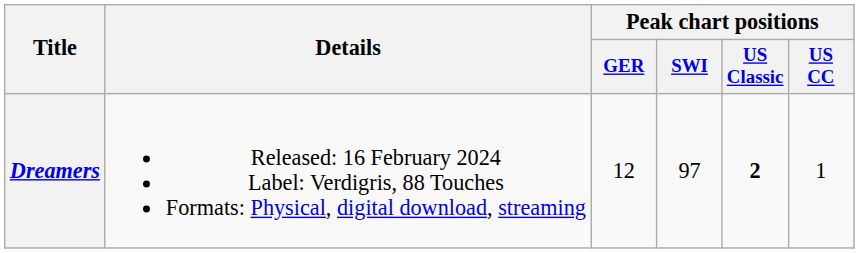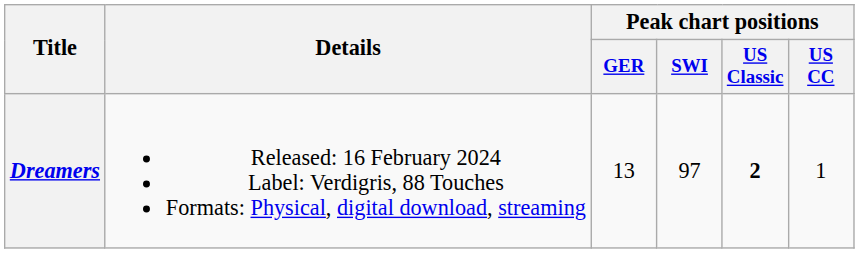(624, 170) 12 -> (624, 170) 13
